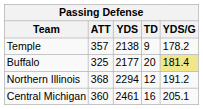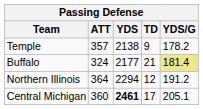(100, 63) 325 -> (100, 63) 324
(150, 63) 20 -> (150, 63) 21
(100, 79) 368 -> (100, 79) 364
(127, 96) normal -> (127, 96) bold
(150, 96) 16 -> (150, 96) 17
